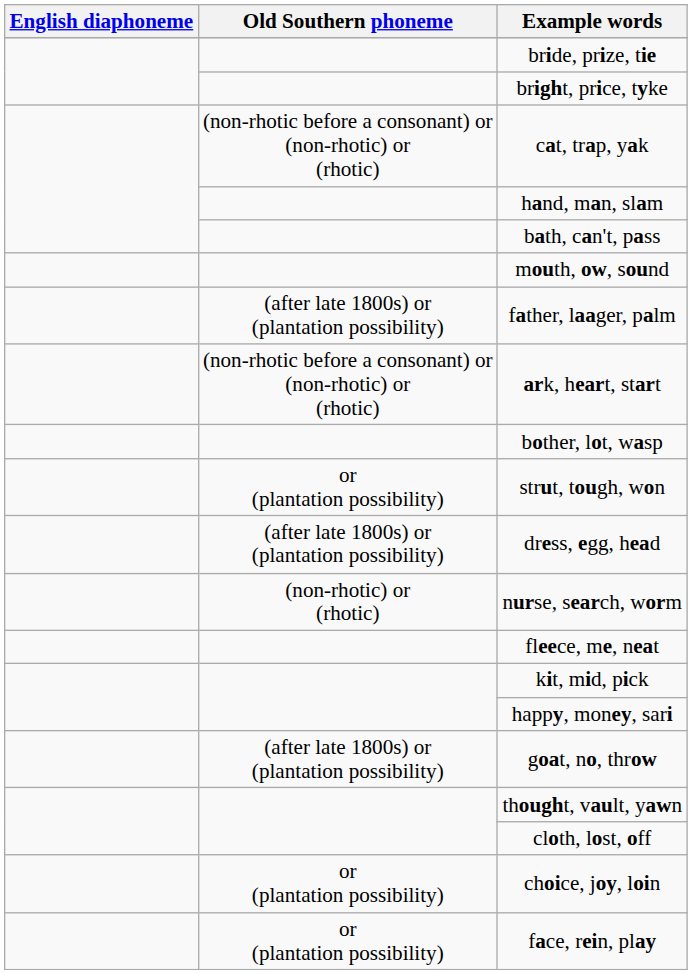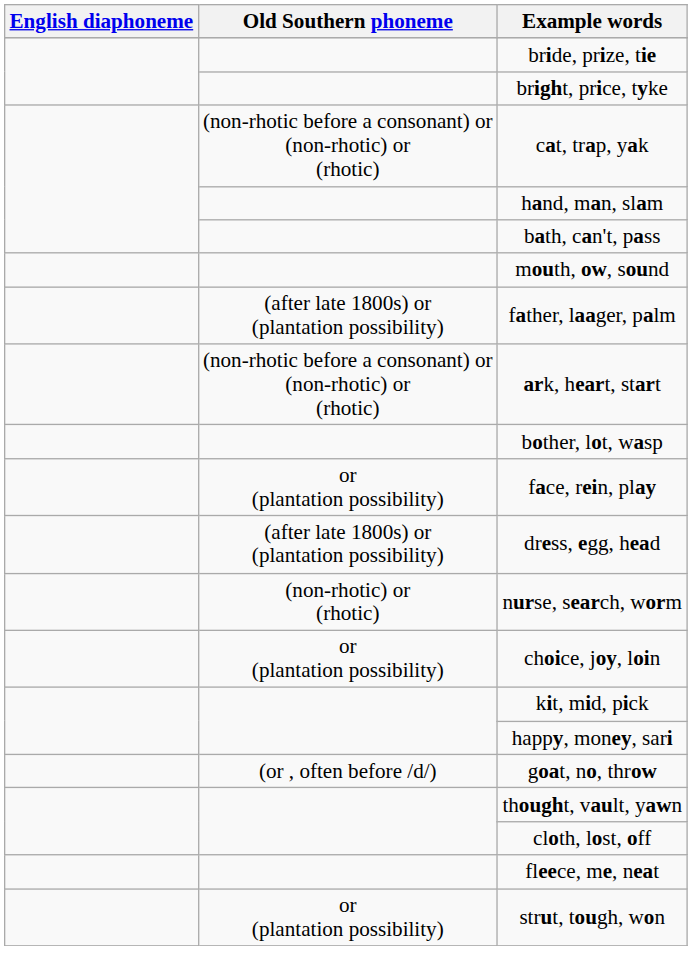rows swapped: (592, 940) <-> (592, 486)
rows swapped: (592, 646) <-> (592, 883)
(348, 759) (after late 1800s) or (plantation possibility) -> (348, 771) (or , often before /d/)
